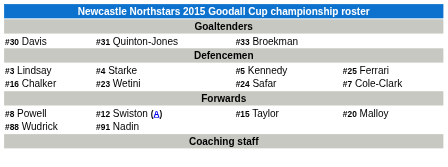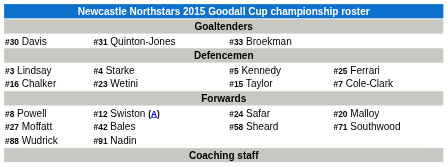(256, 84) #24 Safar -> (251, 84) #15 Taylor
(257, 113) #15 Taylor -> (250, 113) #24 Safar
+ row: (29, 127)
